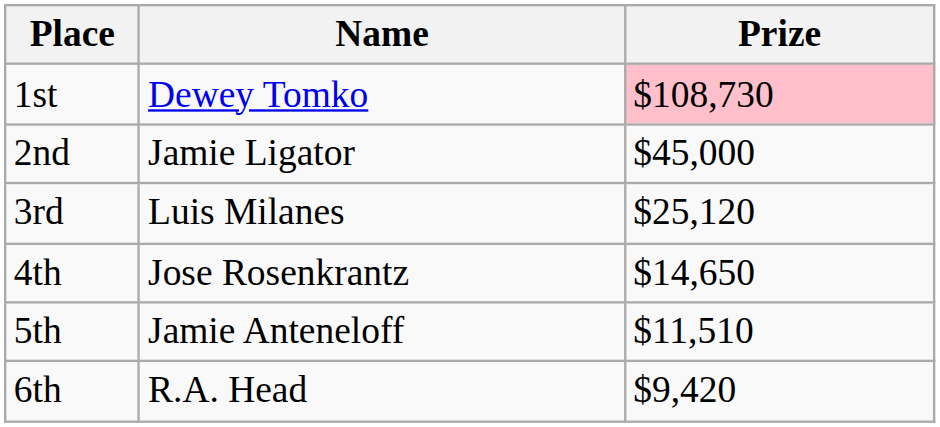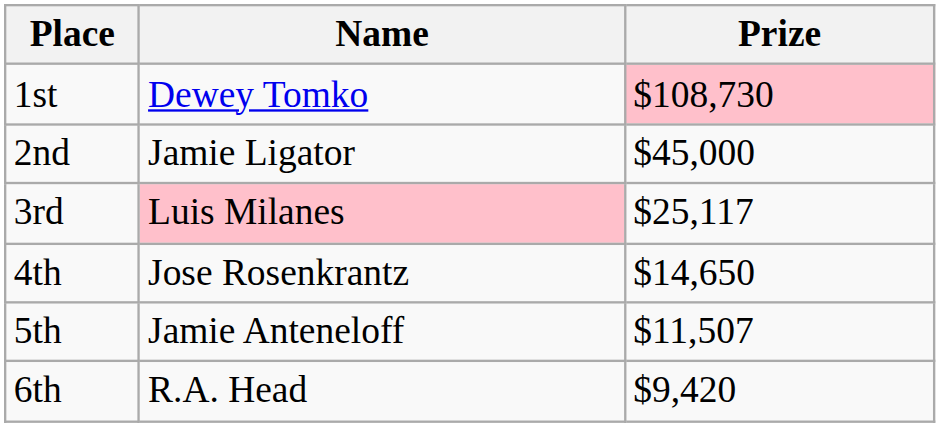(246, 212) no background -> (246, 212) pink background
(694, 212) $25,120 -> (693, 212) $25,117
(693, 331) $11,510 -> (693, 331) $11,507
